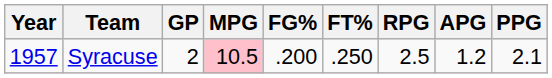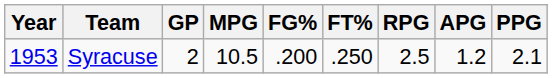(34, 56) 1957 -> (34, 56) 1953
(237, 56) pink background -> (237, 56) no background
